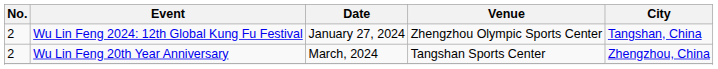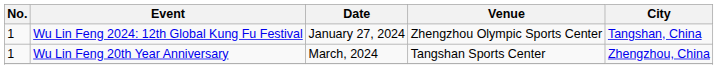(11, 34) 2 -> (11, 34) 1
(11, 53) 2 -> (11, 53) 1
